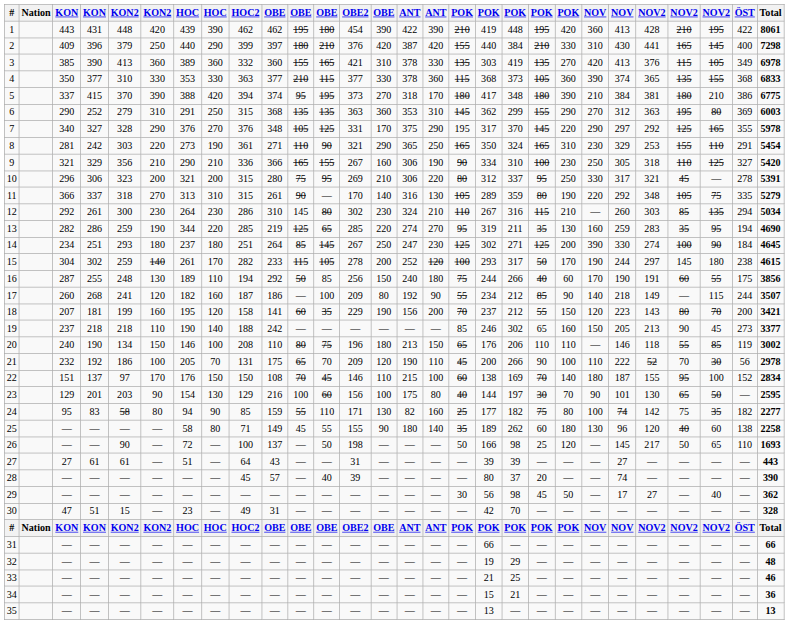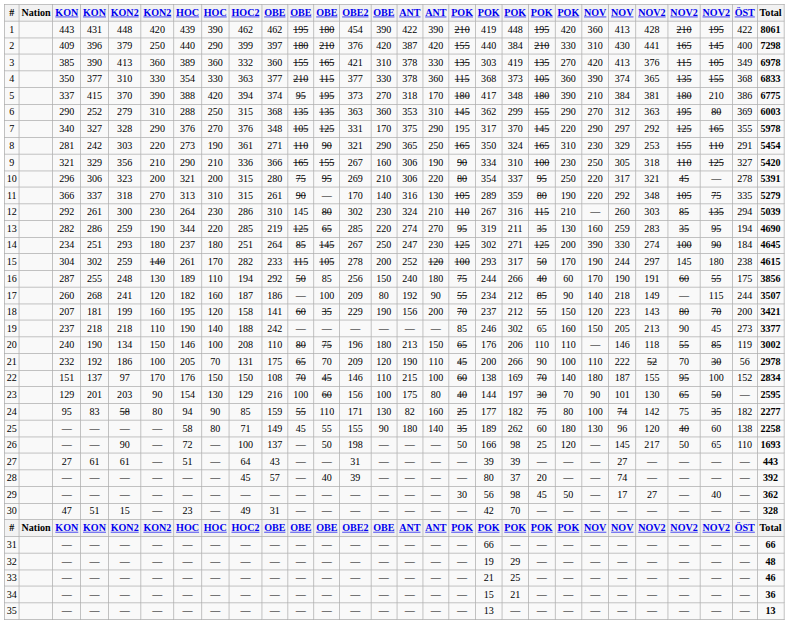(188, 79) 353 -> (188, 79) 354
(188, 112) 291 -> (188, 112) 288
(489, 179) 312 -> (489, 179) 354
(595, 179) 330 -> (595, 179) 220
(771, 212) 5034 -> (771, 212) 5039
(771, 478) 390 -> (771, 478) 392
